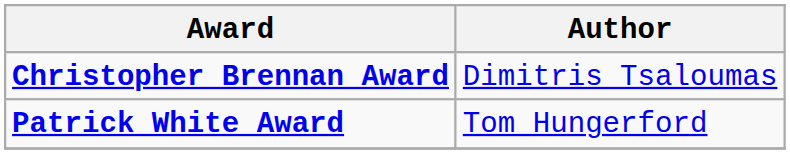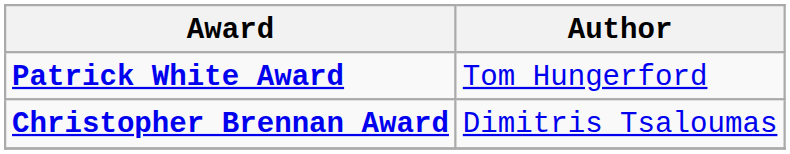rows swapped: (231, 76) <-> (178, 124)
